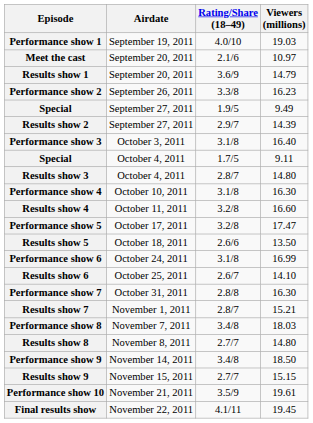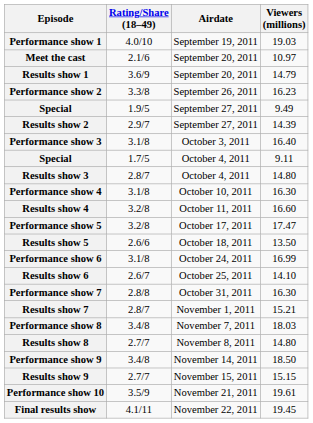columns swapped: (151, 18) <-> (228, 18)
